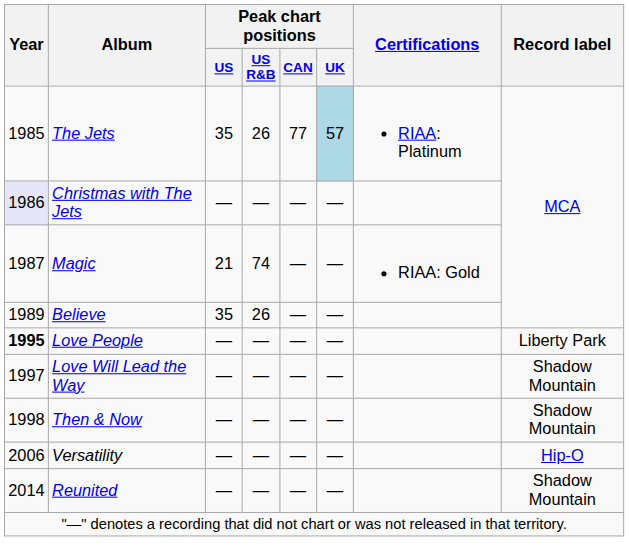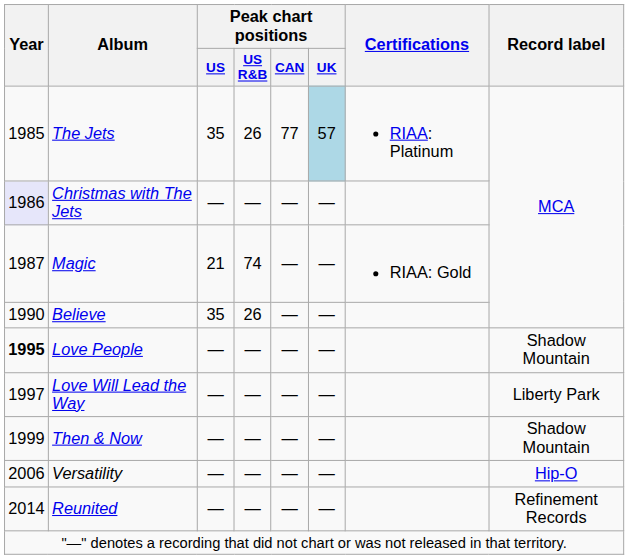(26, 315) 1989 -> (26, 315) 1990
(562, 340) Liberty Park -> (556, 350) Shadow Mountain
(562, 376) Shadow Mountain -> (556, 394) Liberty Park
(26, 420) 1998 -> (26, 438) 1999
(562, 490) Shadow Mountain -> (556, 508) Refinement Records
